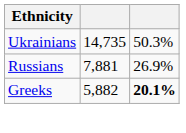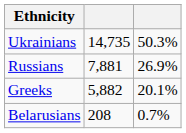(154, 90) bold -> (158, 90) normal
+ row: (44, 115)
